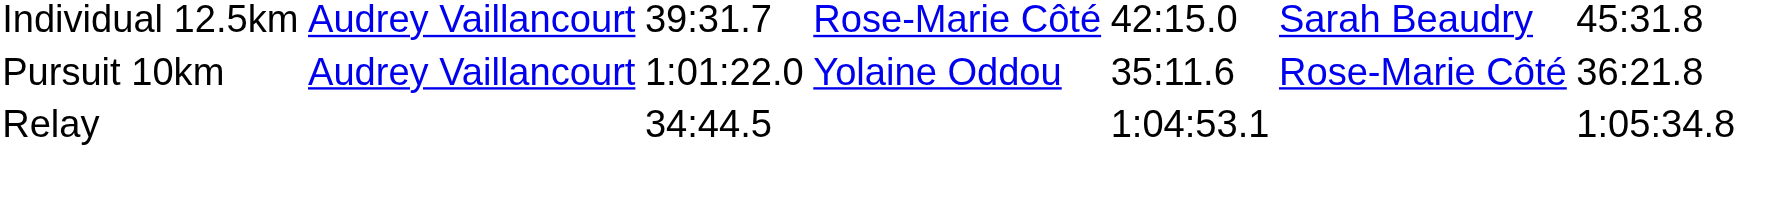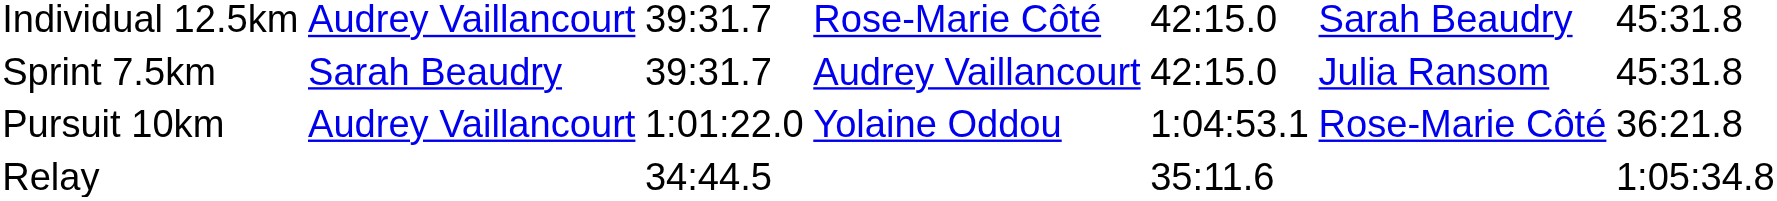+ row: (109, 72)
(1173, 72) 35:11.6 -> (1230, 124) 1:04:53.1
(1190, 124) 1:04:53.1 -> (1212, 176) 35:11.6
